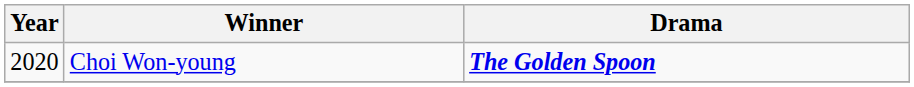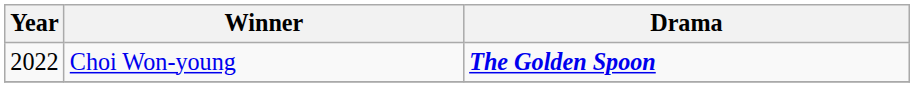(34, 61) 2020 -> (34, 61) 2022
